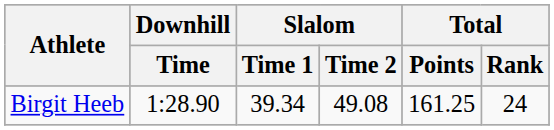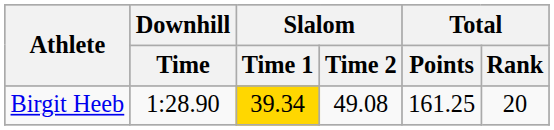(278, 105) no background -> (278, 105) gold background
(515, 105) 24 -> (515, 105) 20
